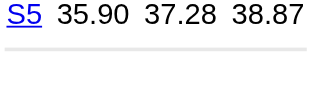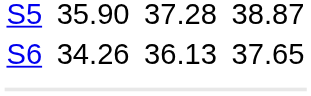+ row: (24, 54)
